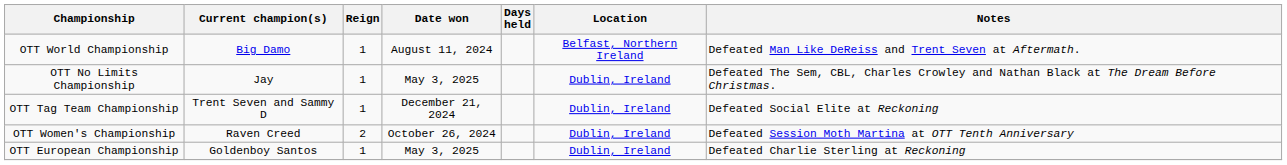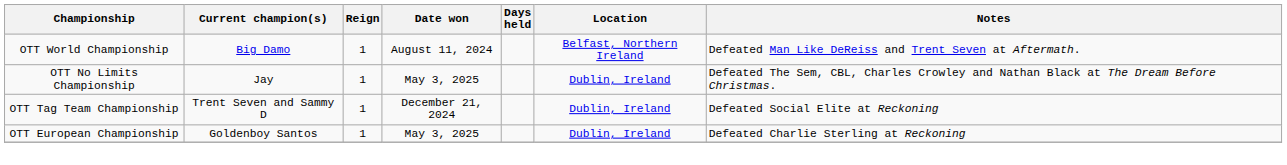- row: (94, 133)
